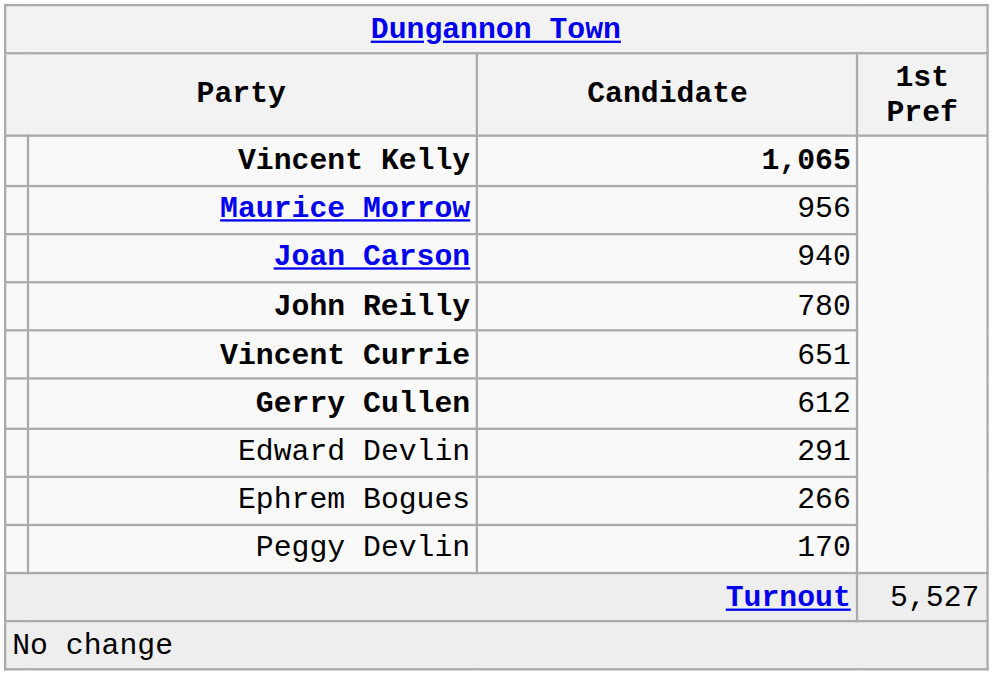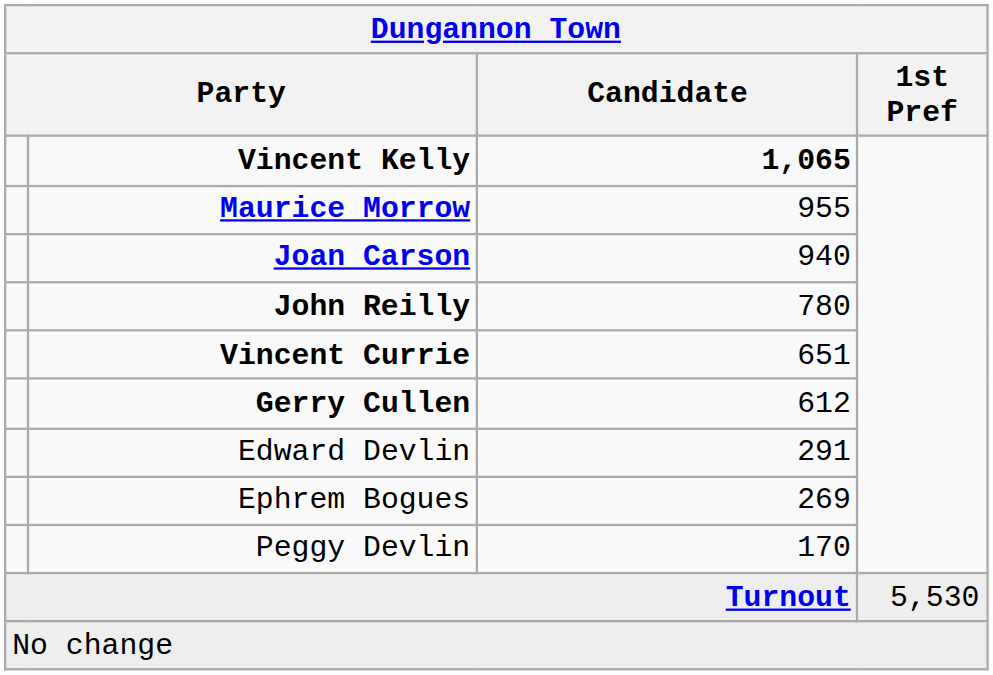(824, 209) 956 -> (824, 209) 955
(824, 500) 266 -> (824, 500) 269
(935, 597) 5,527 -> (935, 597) 5,530
